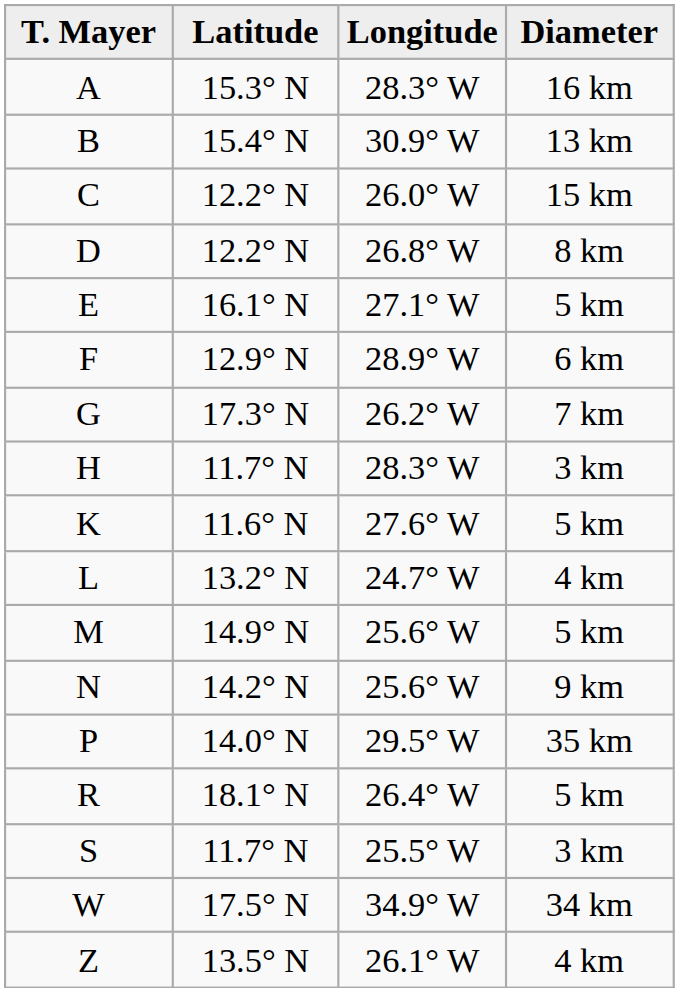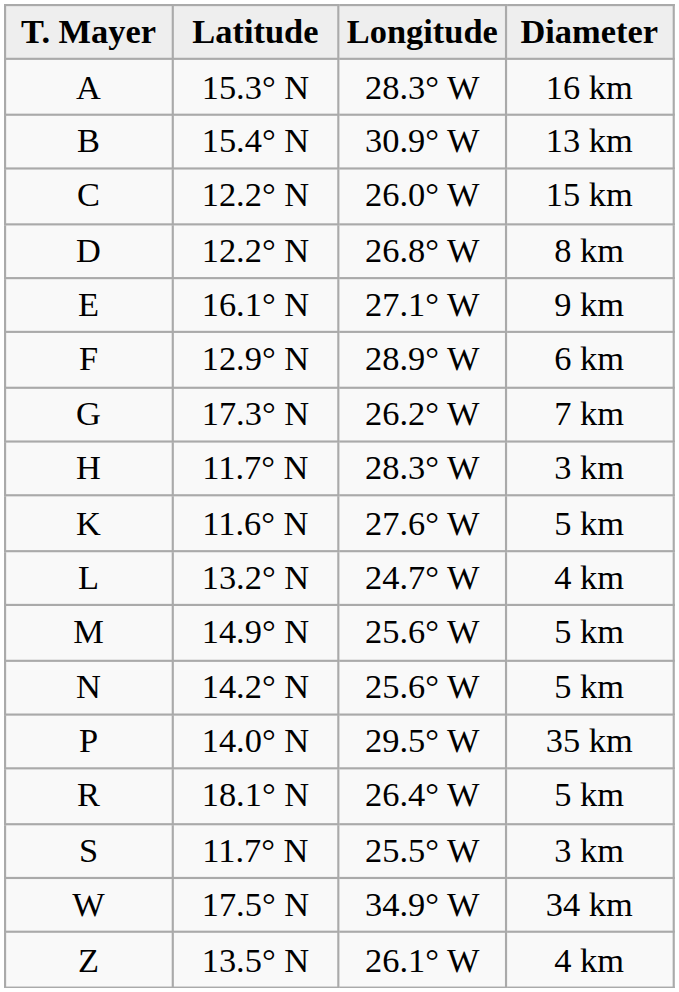(589, 304) 5 km -> (589, 304) 9 km
(589, 686) 9 km -> (589, 686) 5 km
